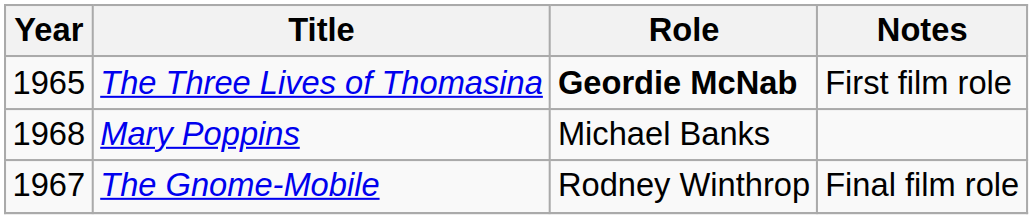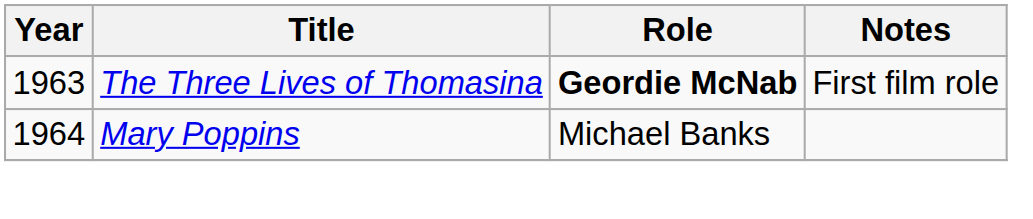(49, 82) 1965 -> (49, 82) 1963
(49, 133) 1968 -> (49, 133) 1964
- row: (240, 185)
